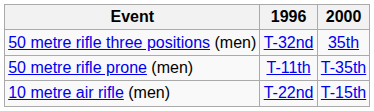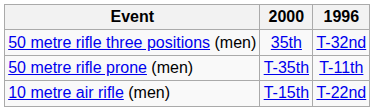columns swapped: (289, 17) <-> (344, 17)
